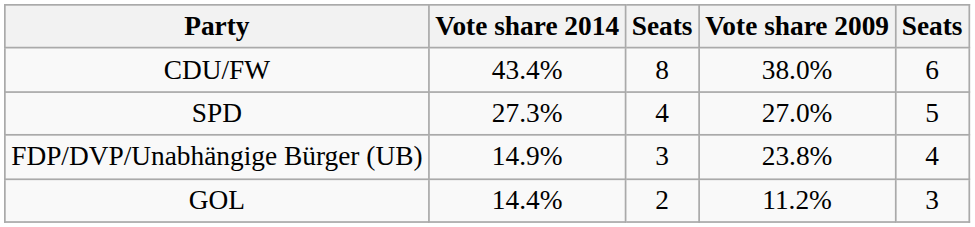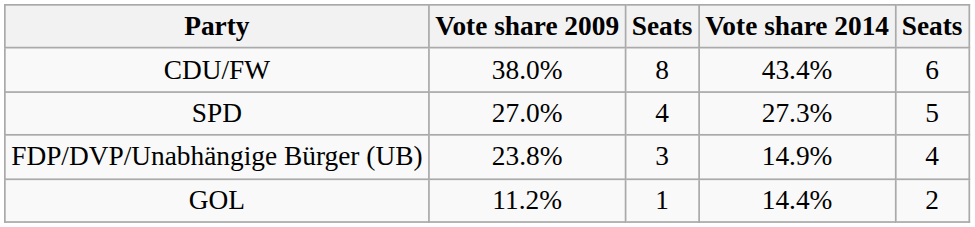columns swapped: (527, 26) <-> (797, 26)
(662, 199) 2 -> (662, 199) 1
(932, 199) 3 -> (932, 199) 2
